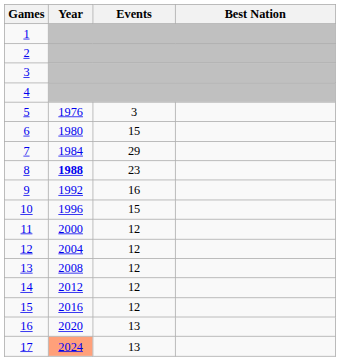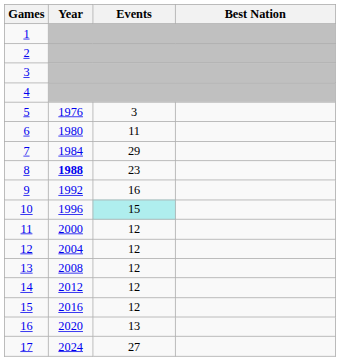(134, 131) 15 -> (134, 131) 11
(134, 209) no background -> (134, 209) paleturquoise background
(71, 346) lightsalmon background -> (71, 346) no background
(134, 346) 13 -> (134, 346) 27
